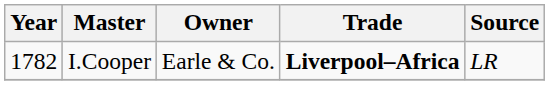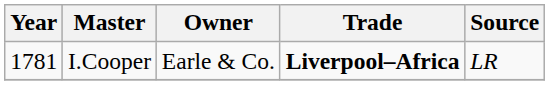(34, 60) 1782 -> (34, 60) 1781
